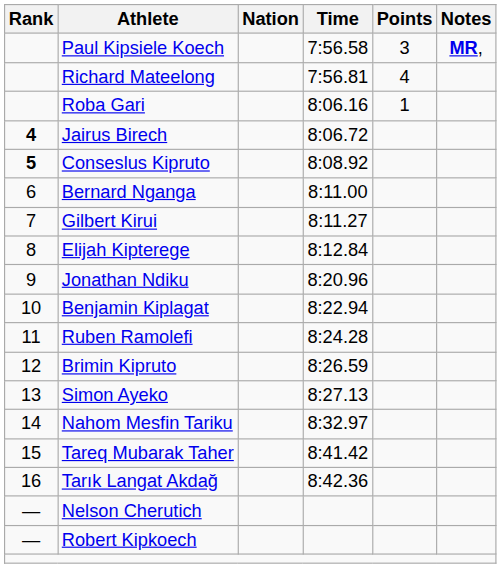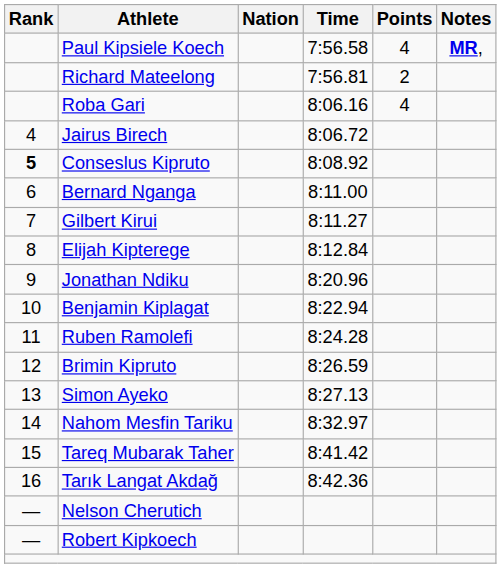(405, 47) 3 -> (405, 47) 4
(405, 76) 4 -> (405, 76) 2
(405, 105) 1 -> (405, 105) 4
(31, 134) bold -> (31, 134) normal
